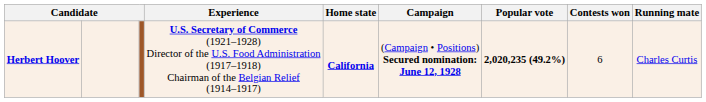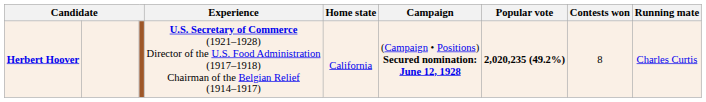(351, 65) bold -> (351, 65) normal
(600, 59) 6 -> (600, 59) 8
